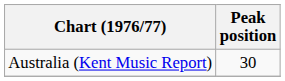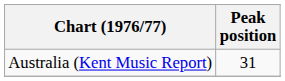(248, 62) 30 -> (248, 62) 31
